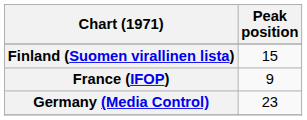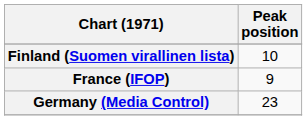(270, 56) 15 -> (270, 56) 10
